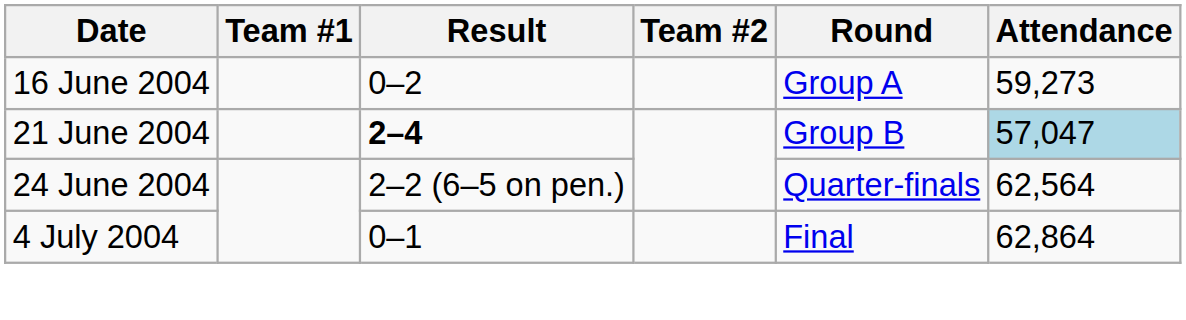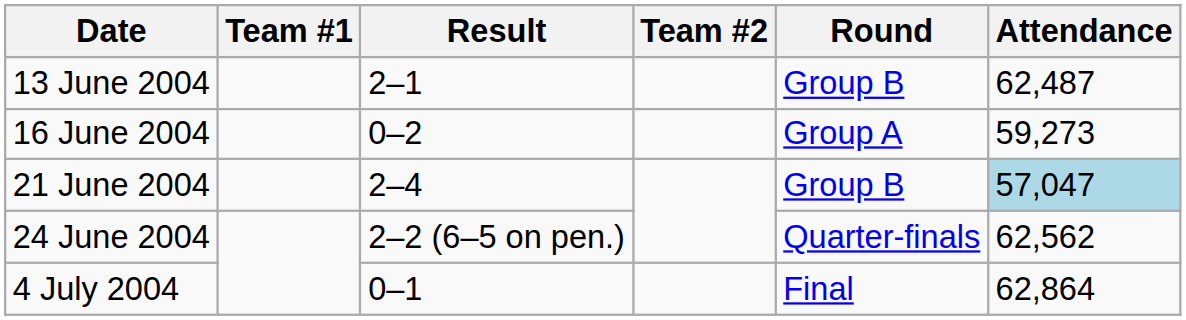+ row: (111, 83)
(395, 134) bold -> (395, 185) normal
(1045, 185) 62,564 -> (1045, 237) 62,562
